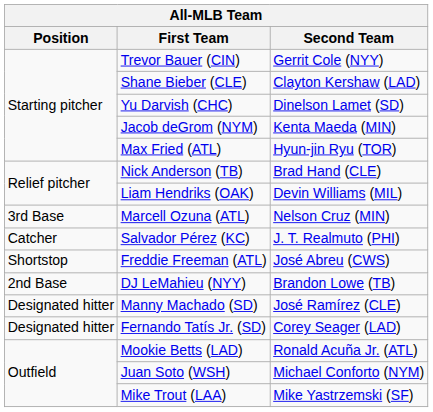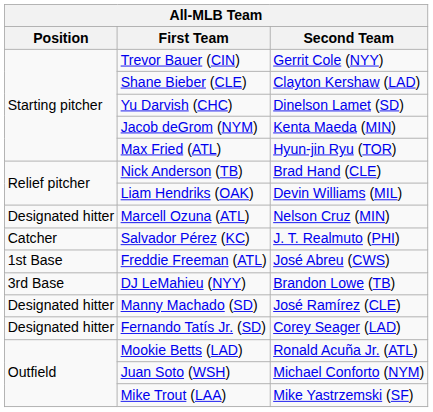(36, 216) 3rd Base -> (61, 216) Designated hitter
(38, 261) Shortstop -> (35, 261) 1st Base
(37, 283) 2nd Base -> (36, 283) 3rd Base
